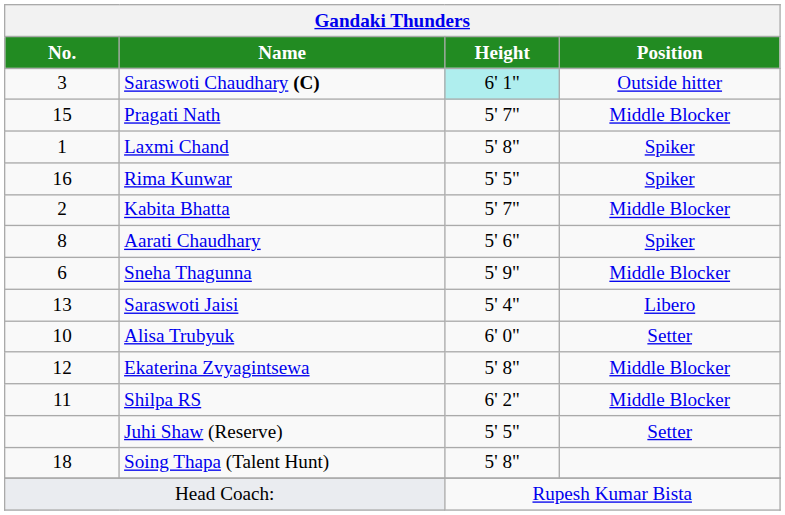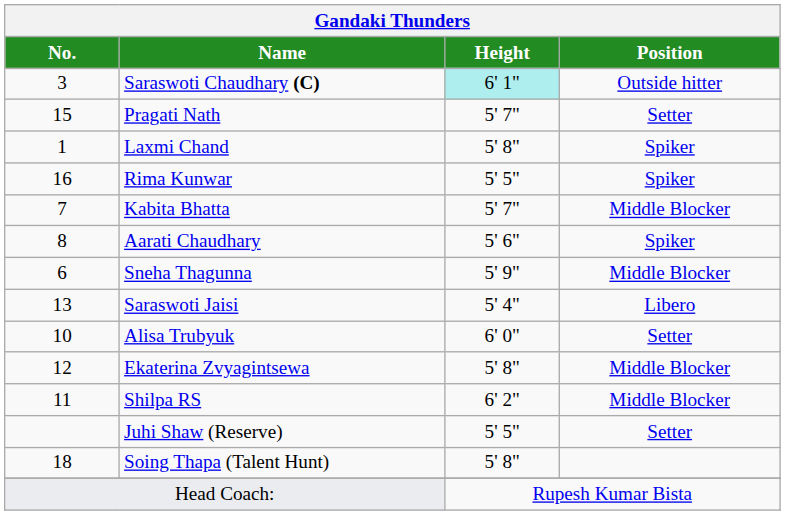(670, 115) Middle Blocker -> (670, 115) Setter
(62, 210) 2 -> (62, 210) 7
